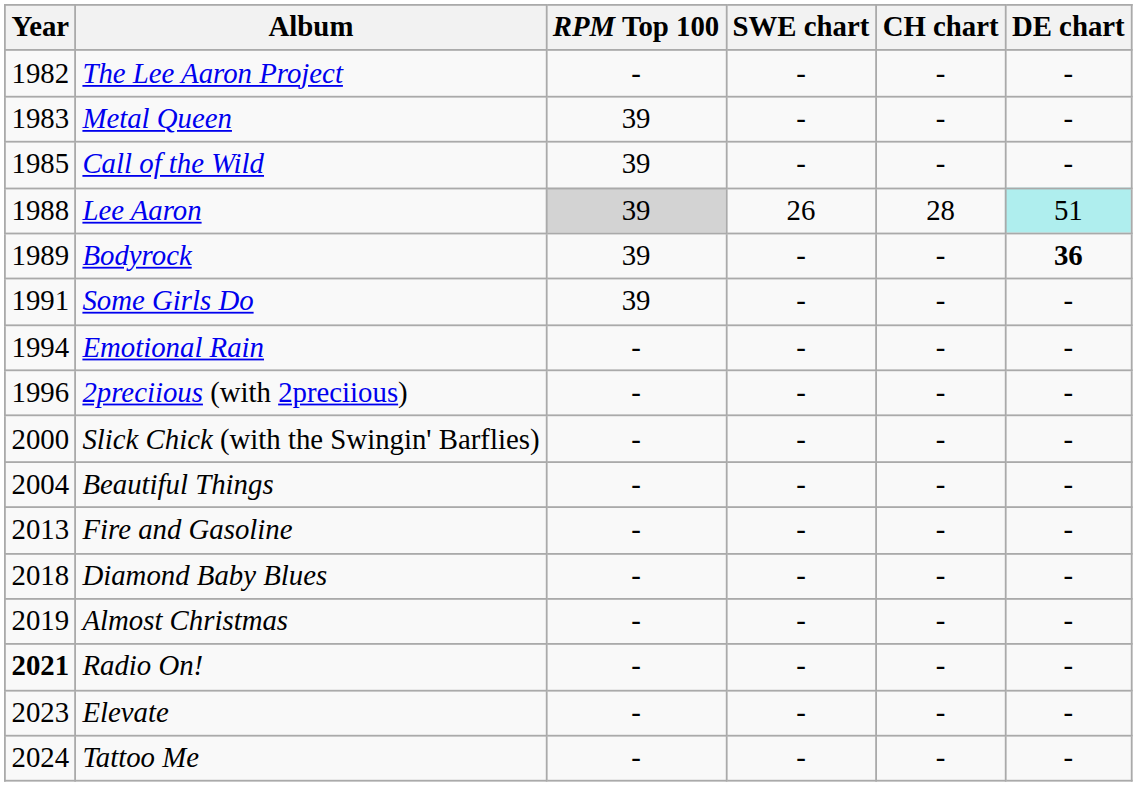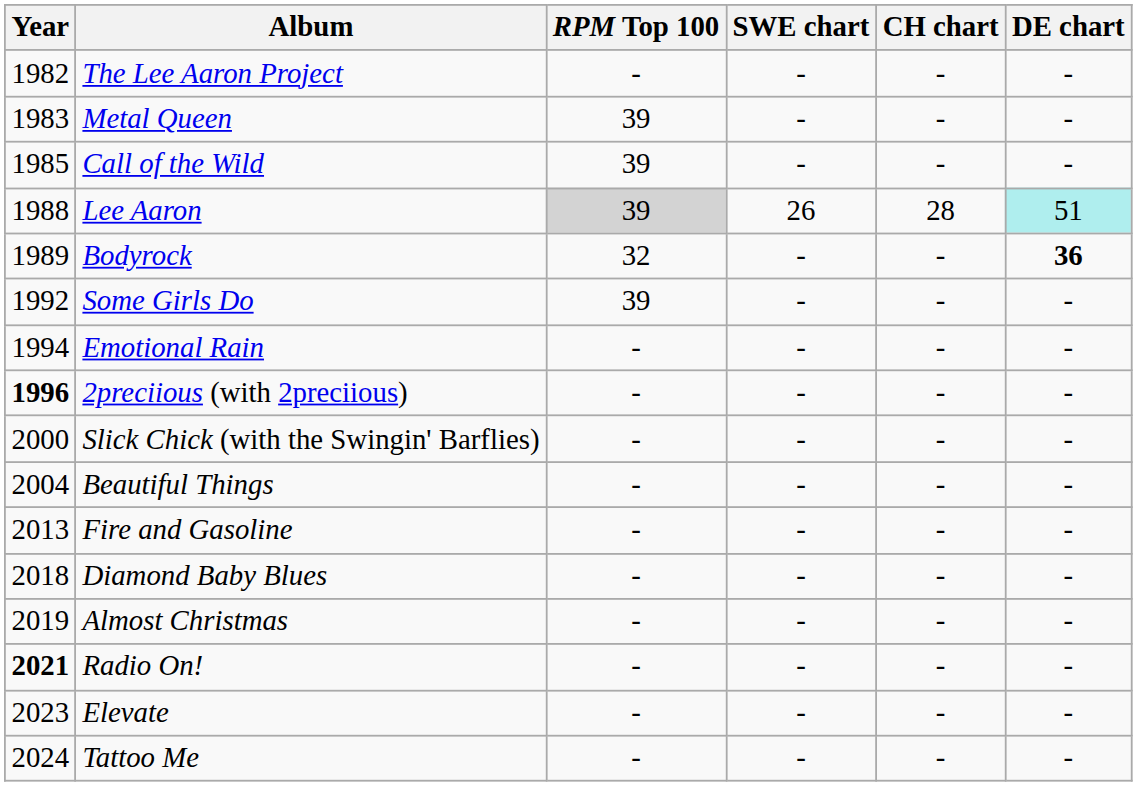(636, 255) 39 -> (636, 255) 32
(40, 301) 1991 -> (40, 301) 1992
(40, 392) normal -> (40, 392) bold
